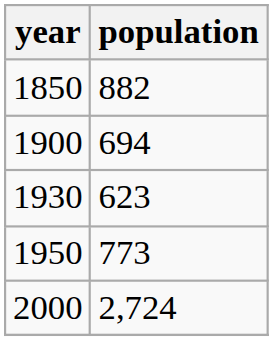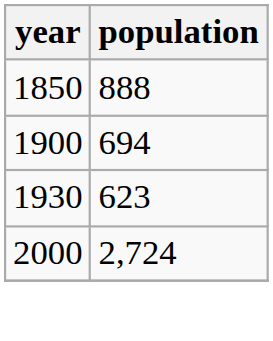(125, 87) 882 -> (125, 87) 888
- row: (48, 252)
